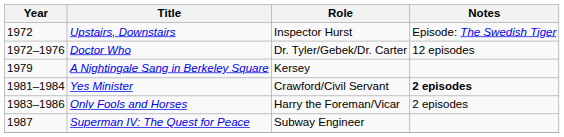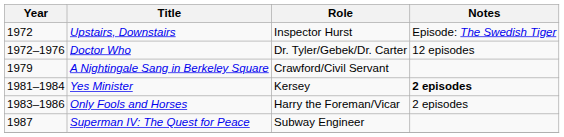(292, 68) Kersey -> (331, 68) Crawford/Civil Servant
(331, 86) Crawford/Civil Servant -> (292, 86) Kersey
